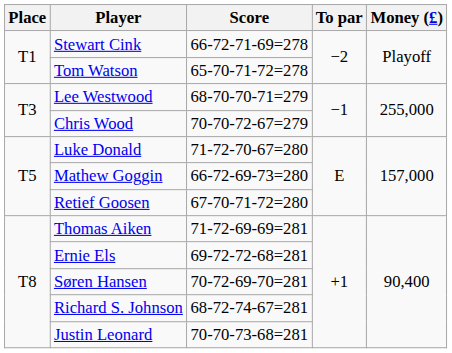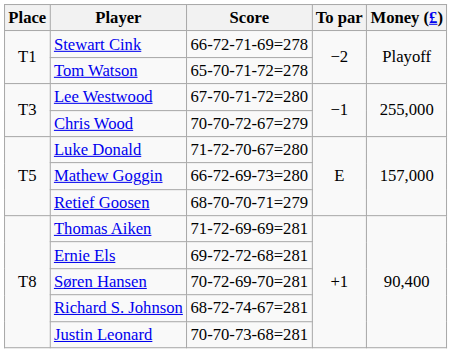(249, 96) 68-70-70-71=279 -> (249, 96) 67-70-71-72=280
(249, 202) 67-70-71-72=280 -> (249, 202) 68-70-70-71=279
